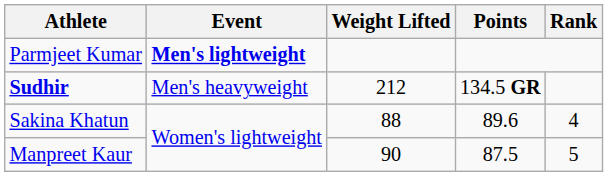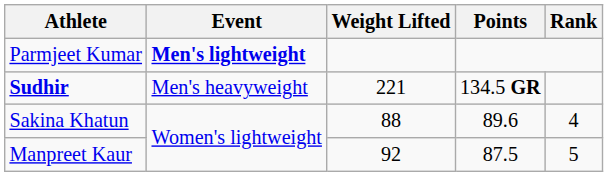(391, 88) 212 -> (391, 88) 221
(391, 154) 90 -> (391, 154) 92
